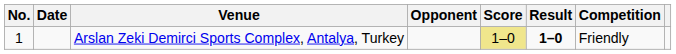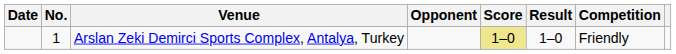columns swapped: (19, 15) <-> (52, 15)
(551, 37) bold -> (551, 37) normal
